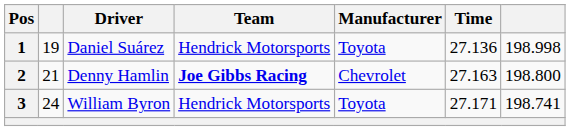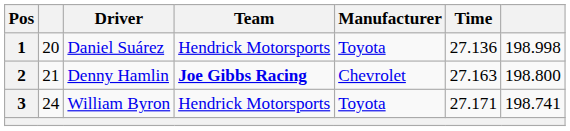(51, 47) 19 -> (51, 47) 20
